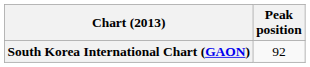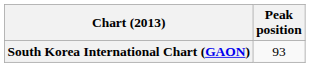(279, 51) 92 -> (279, 51) 93
